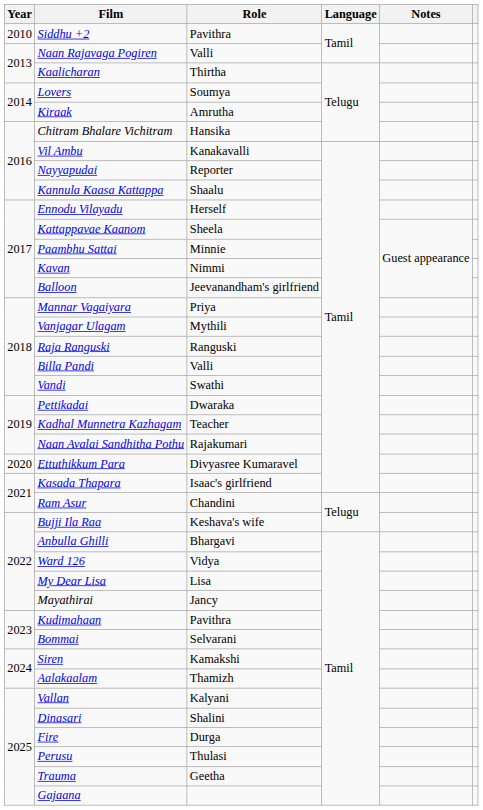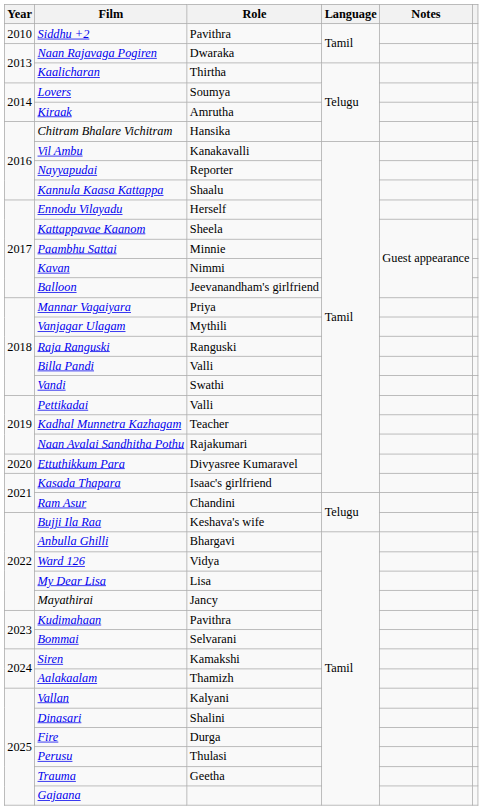(201, 53) Valli -> (212, 53) Dwaraka
(212, 405) Dwaraka -> (201, 405) Valli
